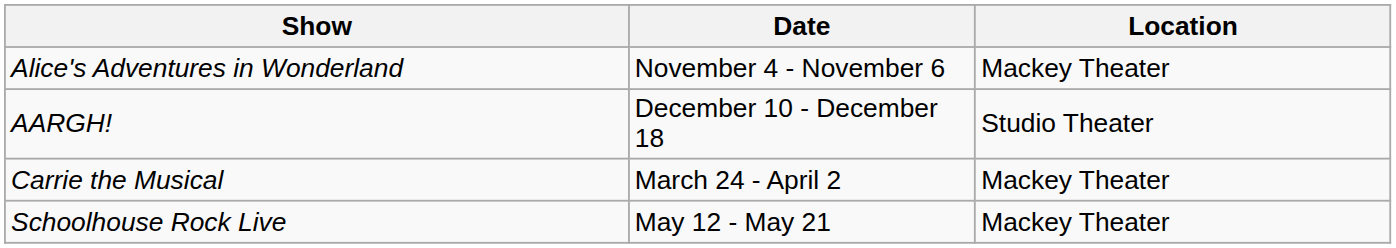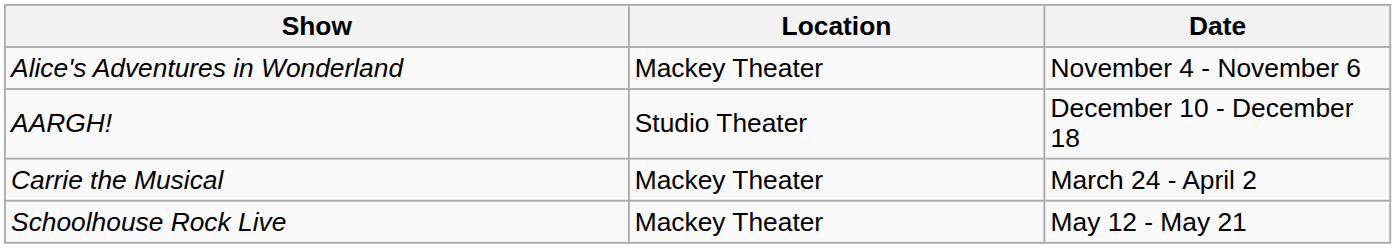columns swapped: (802, 26) <-> (1183, 26)
